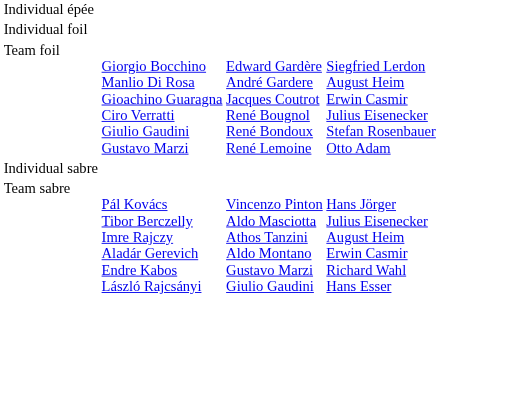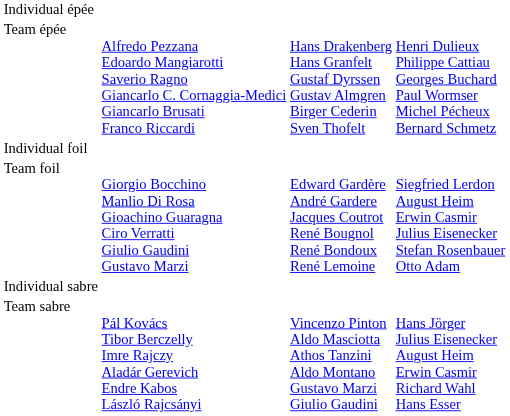+ row: (35, 29)
